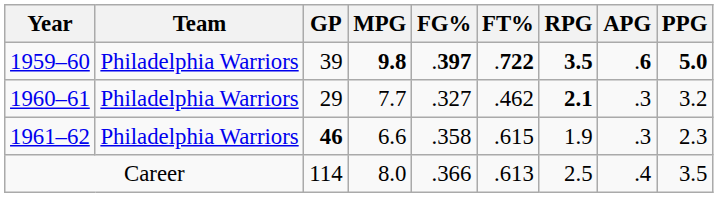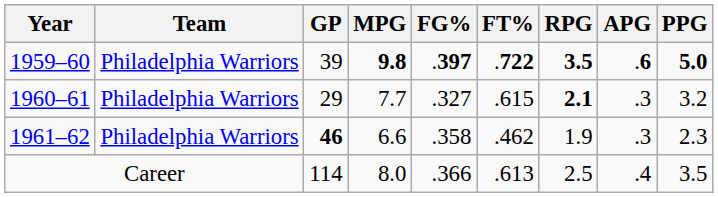(514, 98) .462 -> (514, 98) .615
(514, 136) .615 -> (514, 136) .462
